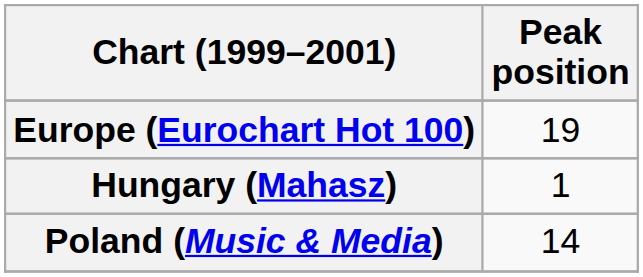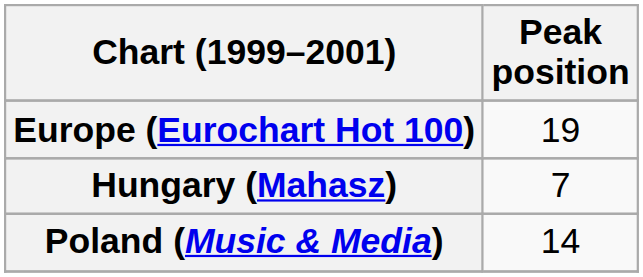(561, 185) 1 -> (561, 185) 7
